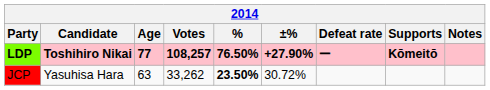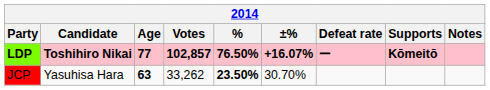(189, 54) 108,257 -> (189, 54) 102,857
(289, 54) +27.90% -> (289, 54) +16.07%
(144, 75) normal -> (144, 75) bold
(285, 75) 30.72% -> (285, 75) 30.70%
